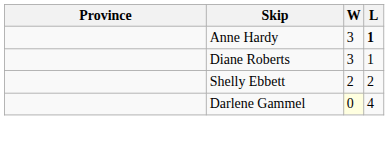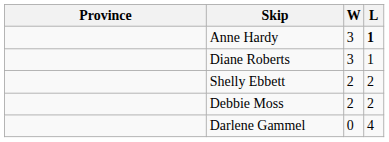+ row: (247, 103)
(350, 103) lightyellow background -> (350, 125) no background
